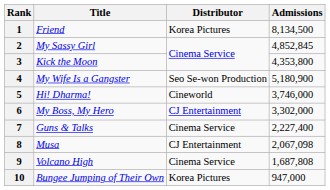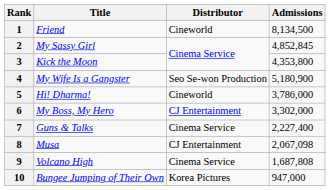(199, 29) Korea Pictures -> (191, 29) Cineworld
(292, 95) 3,746,000 -> (292, 95) 3,786,000
